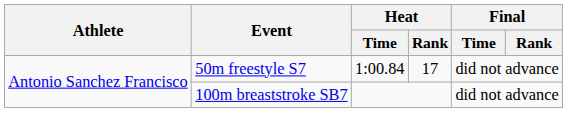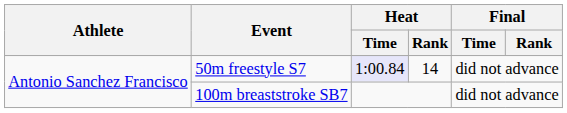(380, 68) no background -> (380, 68) lavender background
(430, 68) 17 -> (430, 68) 14
